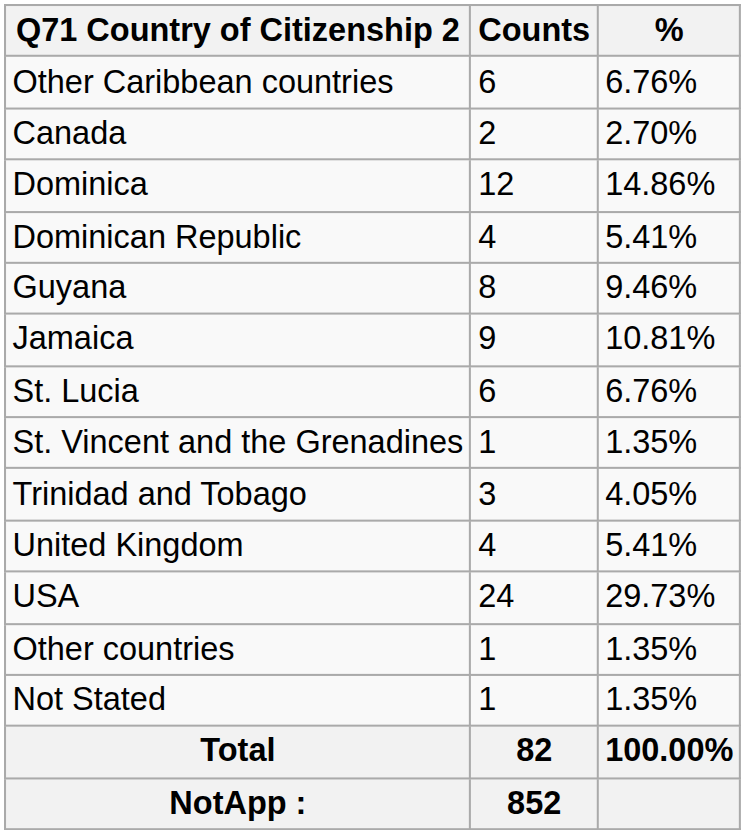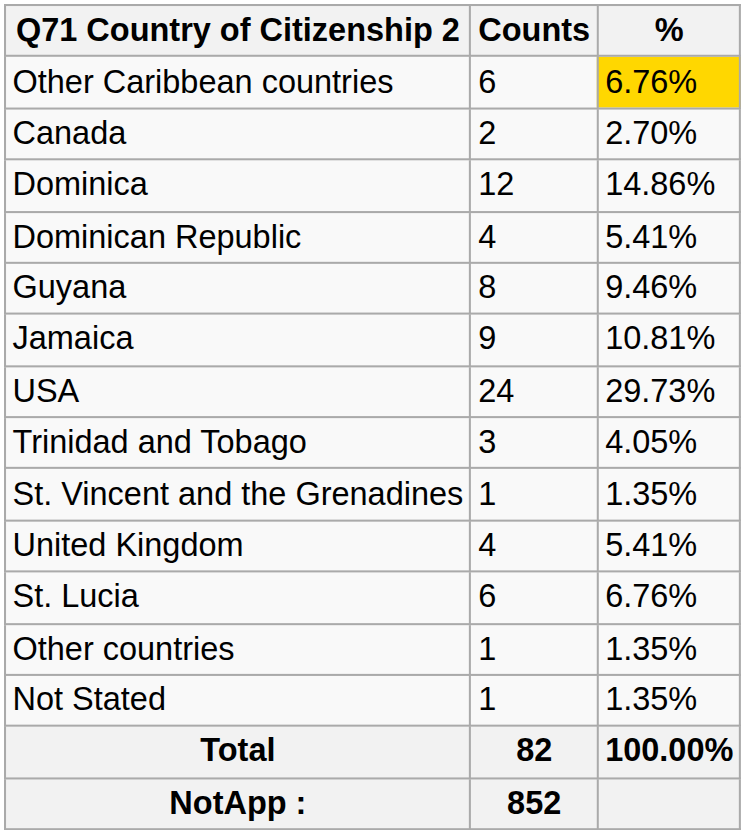(651, 81) no background -> (651, 81) gold background
rows swapped: (76, 390) <-> (46, 596)
rows swapped: (238, 442) <-> (160, 493)
